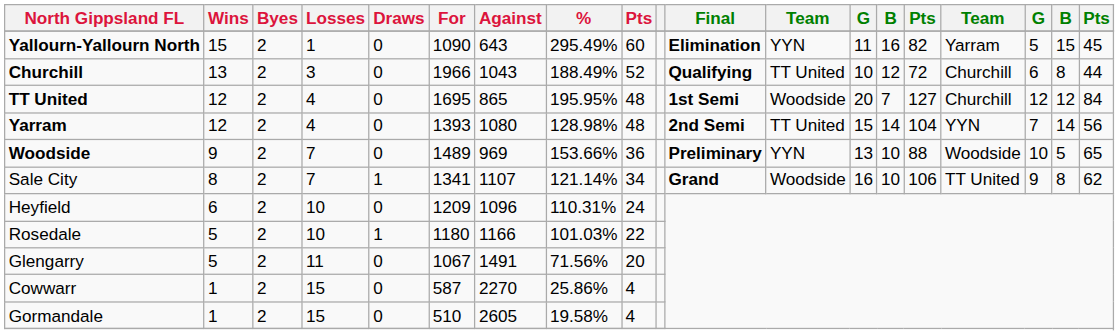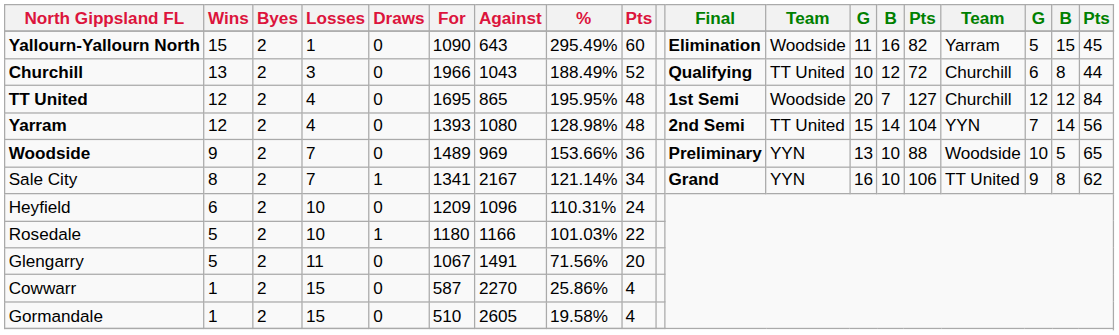(788, 45) YYN -> (808, 45) Woodside
(497, 180) 1107 -> (498, 180) 2167
(808, 180) Woodside -> (788, 180) YYN
